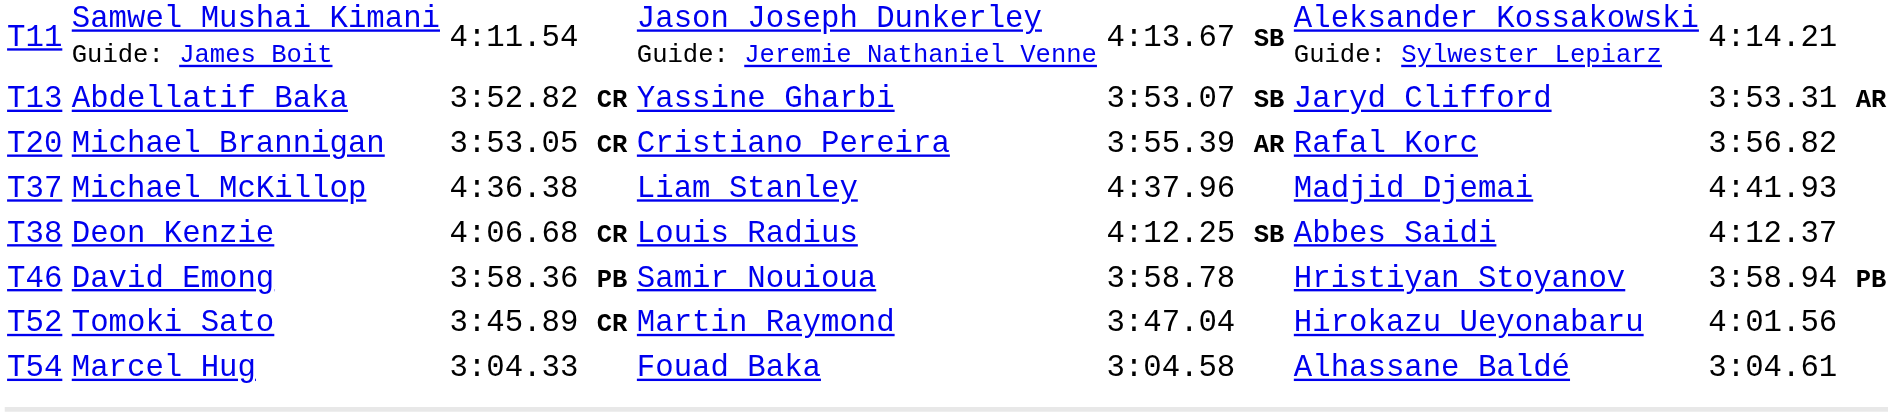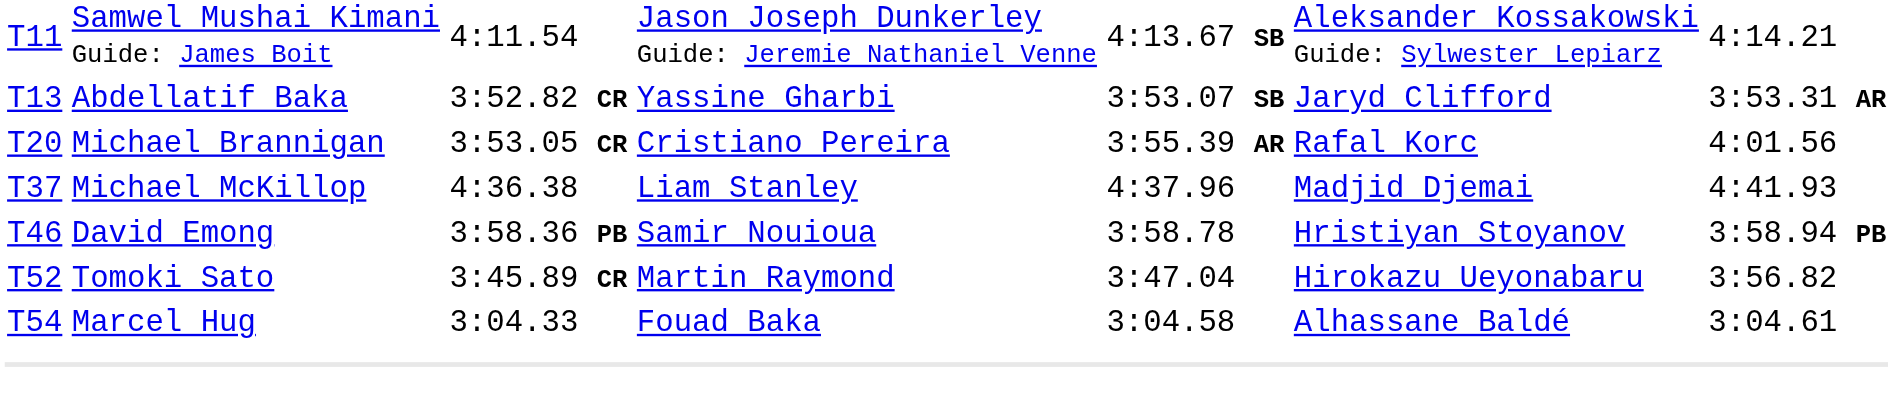(1773, 144) 3:56.82 -> (1773, 144) 4:01.56
- row: (35, 234)
(1773, 323) 4:01.56 -> (1773, 278) 3:56.82
